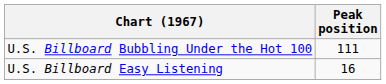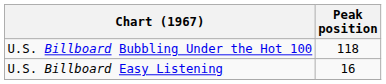(348, 49) 111 -> (348, 49) 118
